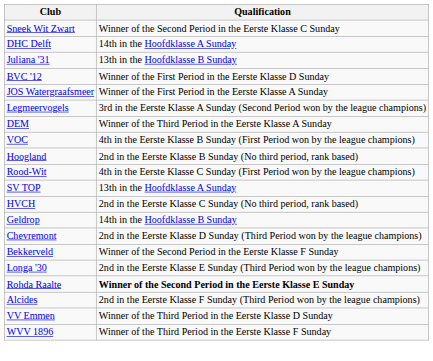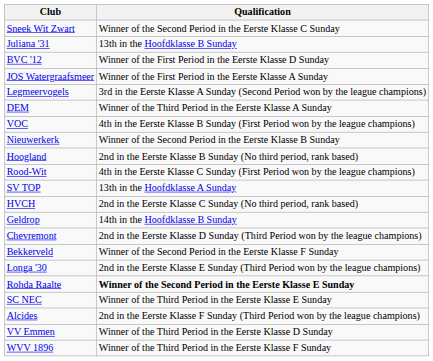- row: (29, 44)
+ row: (33, 140)
+ row: (24, 300)
